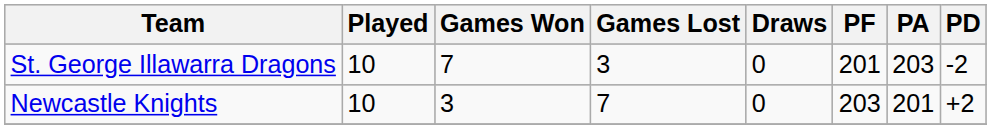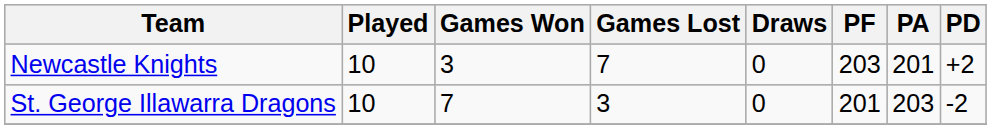rows swapped: (173, 64) <-> (114, 104)
